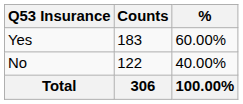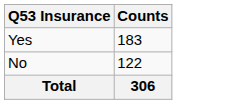- column: (205, 16)
